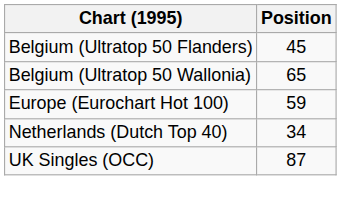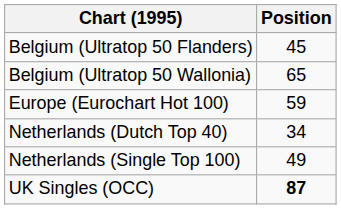+ row: (125, 160)
(296, 160) normal -> (296, 189) bold
